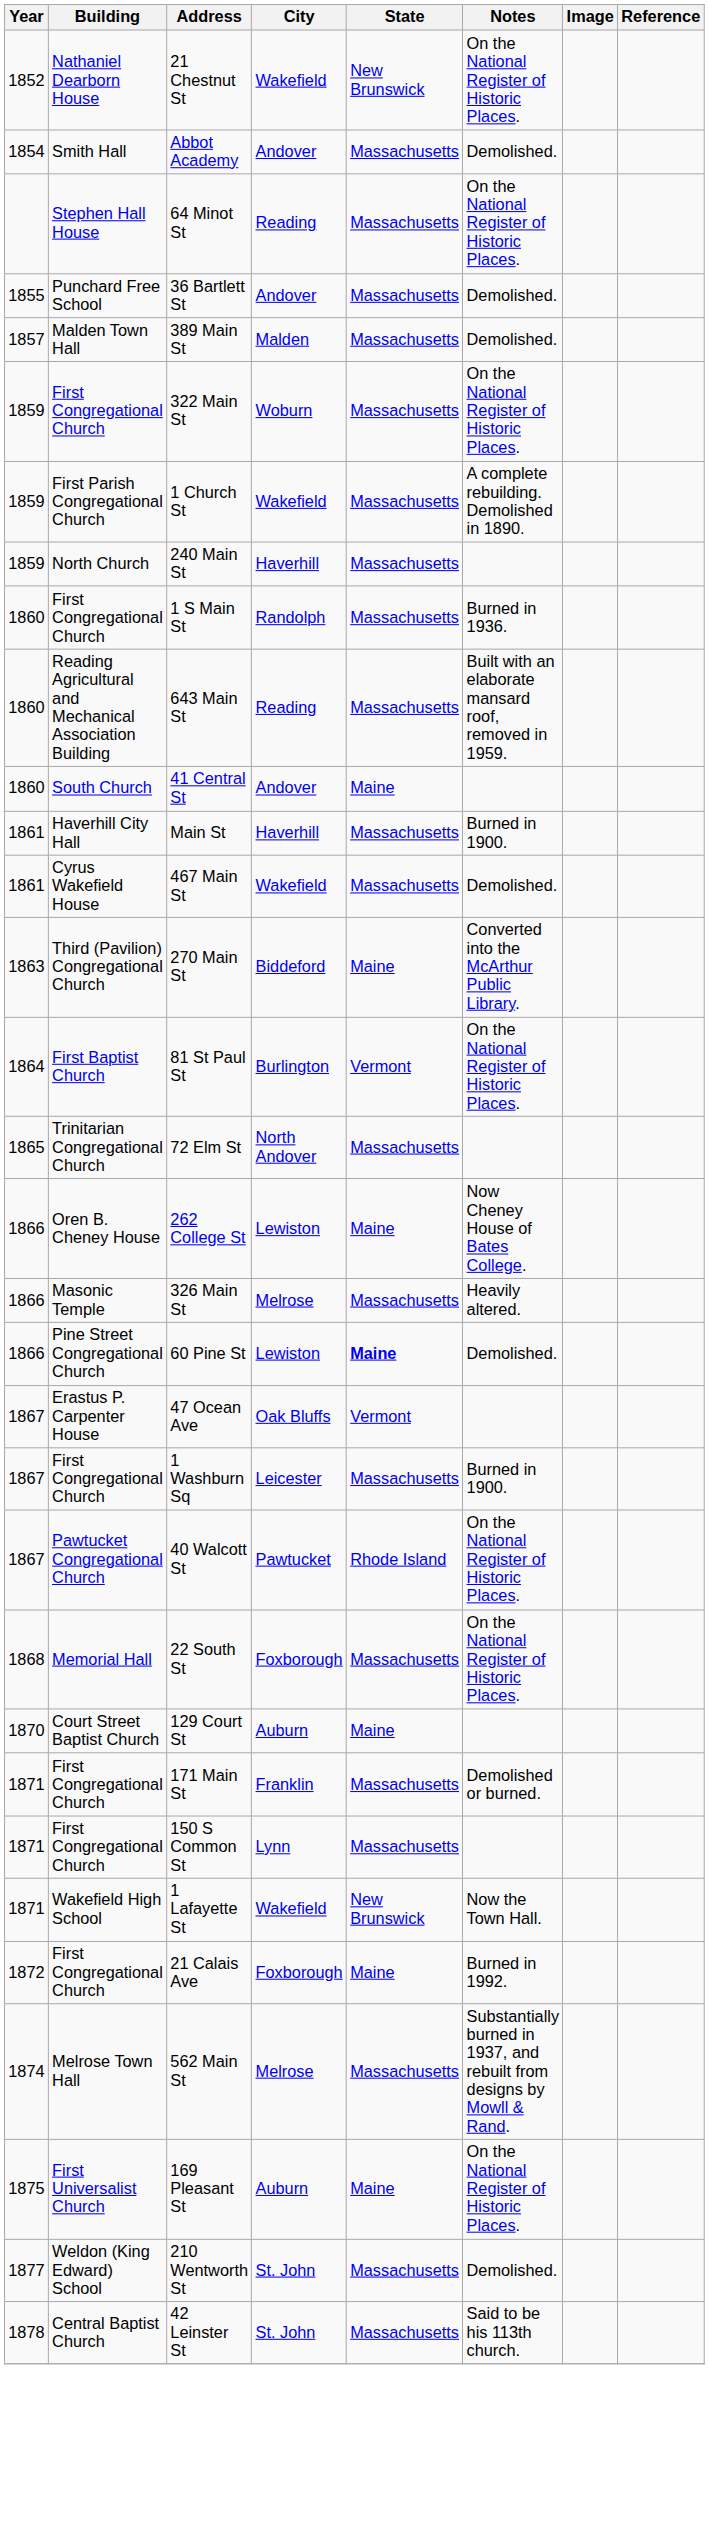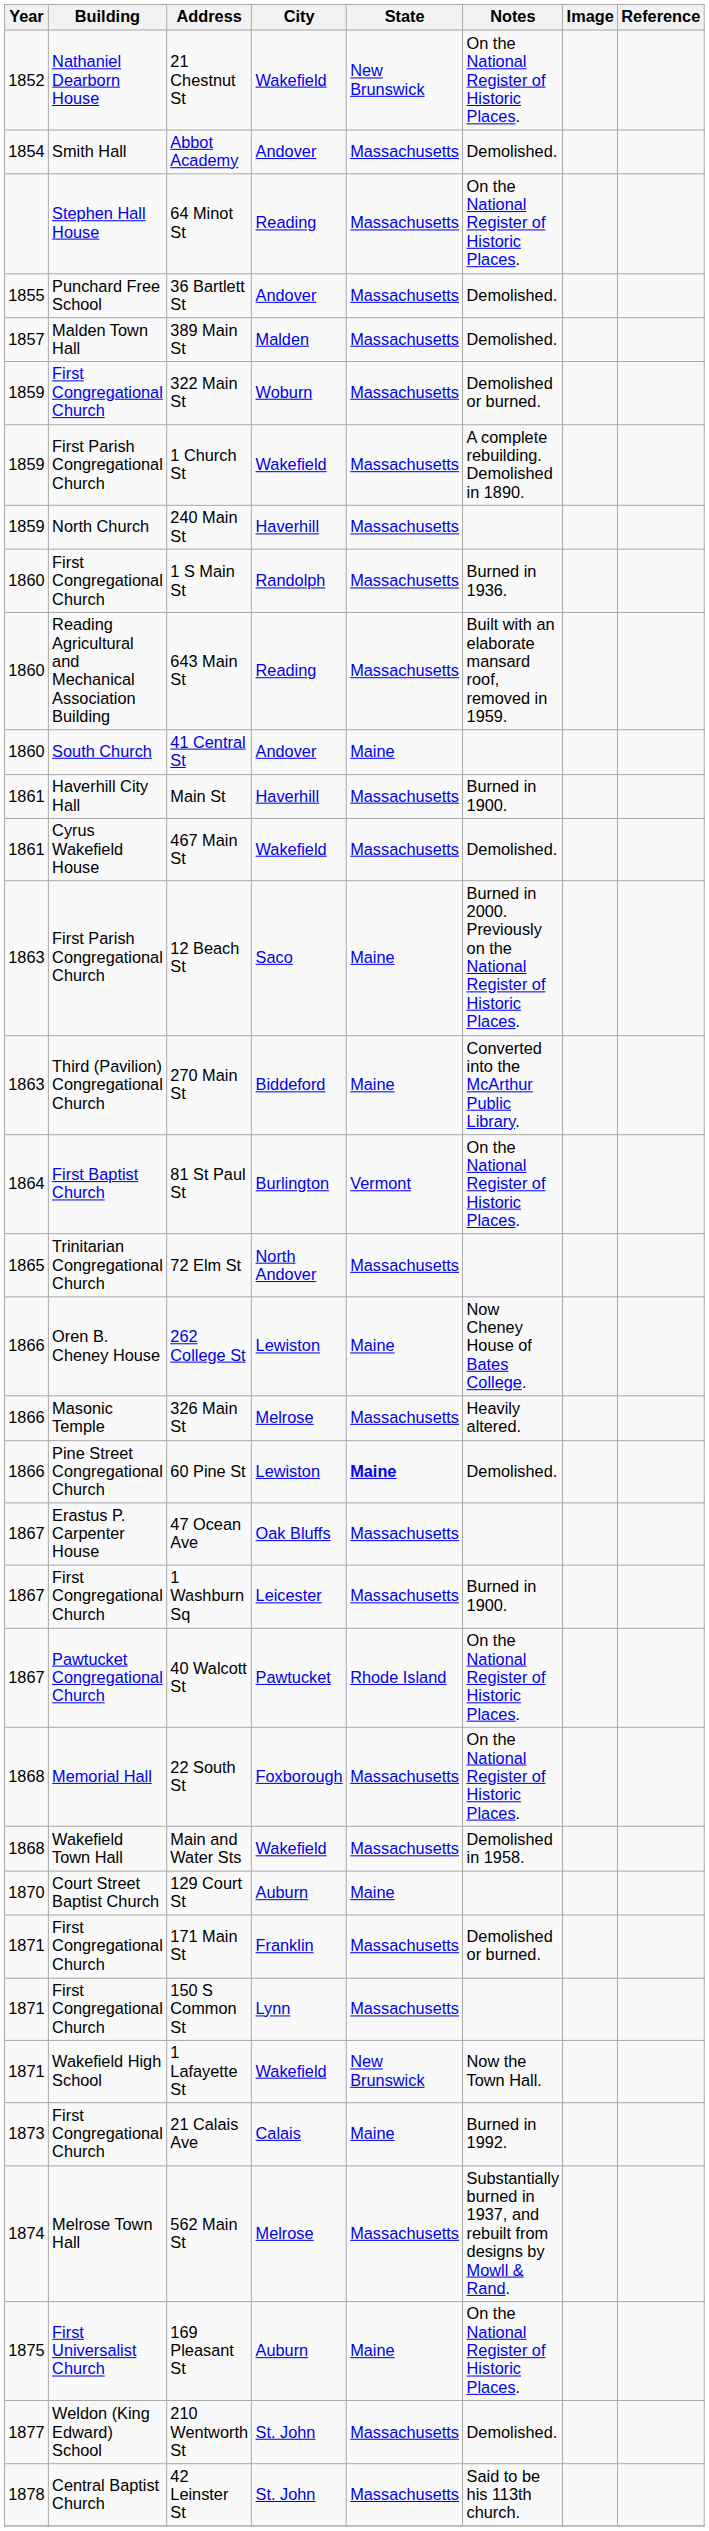(506, 411) On the National Register of Historic Places. -> (510, 393) Demolished or burned.
+ row: (205, 958)
(381, 1416) Vermont -> (405, 1534) Massachusetts
+ row: (206, 1848)
(26, 1972) 1872 -> (26, 2134) 1873
(299, 1972) Foxborough -> (278, 2134) Calais
